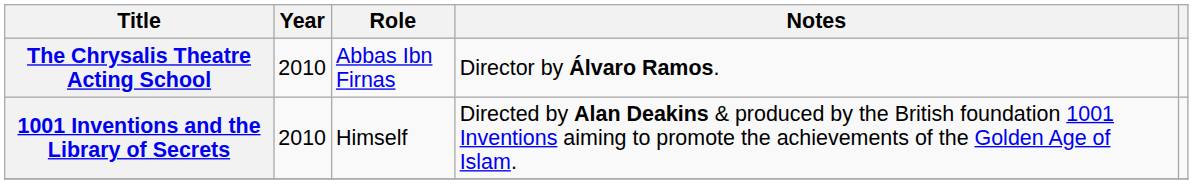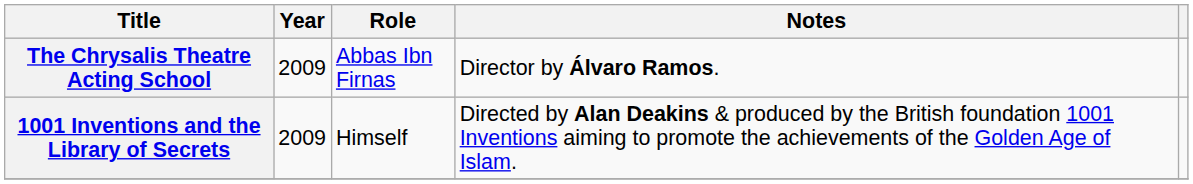(302, 67) 2010 -> (302, 67) 2009
(302, 137) 2010 -> (302, 137) 2009
